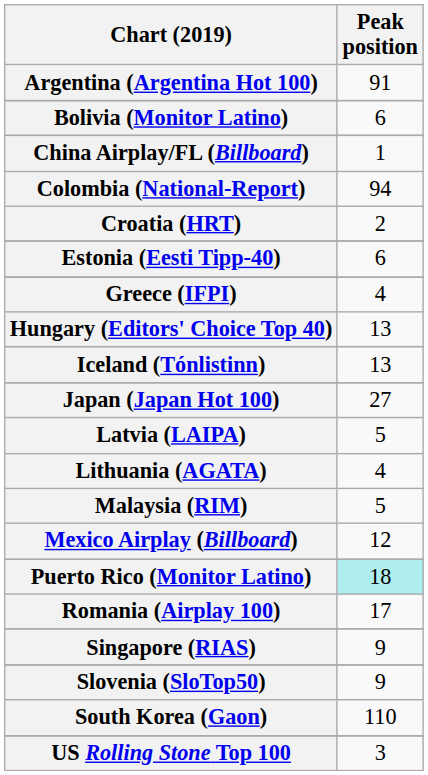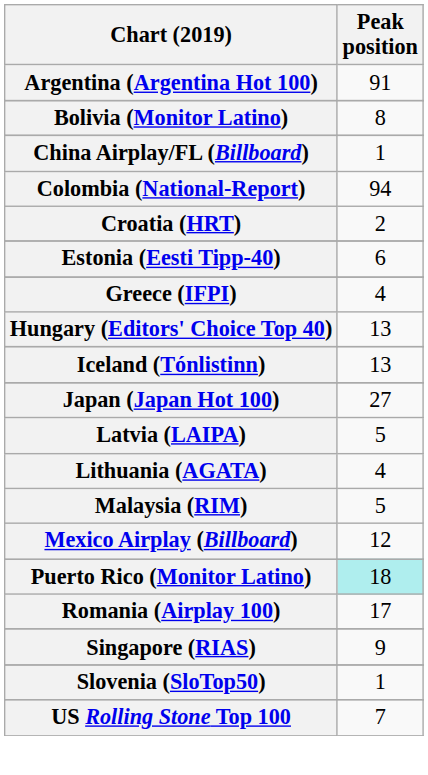(380, 117) 6 -> (380, 117) 8
(380, 682) 9 -> (380, 682) 1
- row: (171, 717)
(380, 752) 3 -> (380, 717) 7
